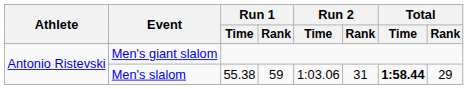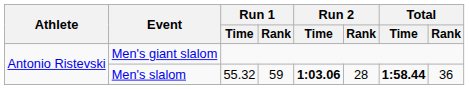(239, 75) 55.38 -> (239, 75) 55.32
(318, 75) normal -> (319, 75) bold
(360, 75) 31 -> (361, 75) 28
(445, 75) 29 -> (446, 75) 36
